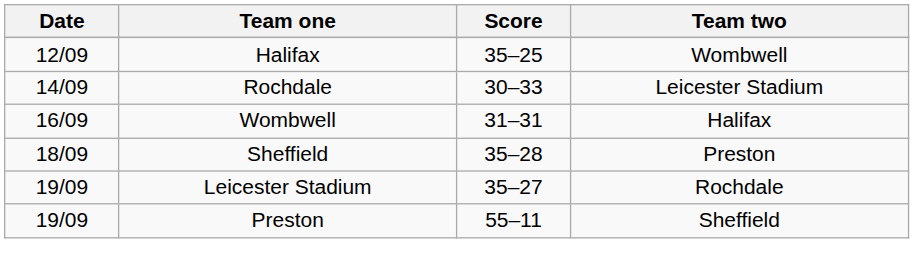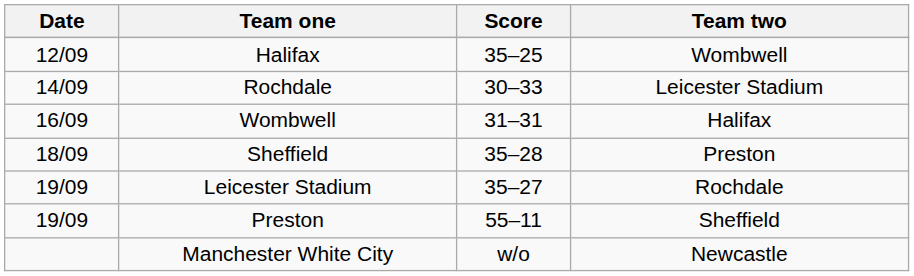+ row: (288, 253)
